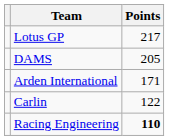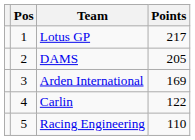+ column: (24, 14)
(150, 80) 171 -> (177, 80) 169
(151, 123) bold -> (177, 123) normal
